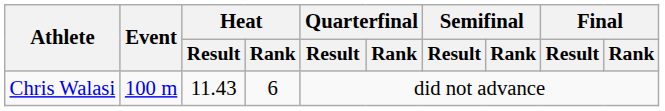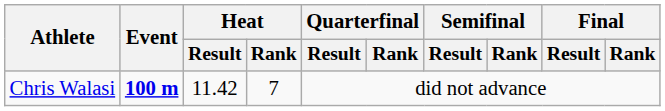(151, 88) normal -> (152, 88) bold
(214, 88) 11.43 -> (215, 88) 11.42
(273, 88) 6 -> (274, 88) 7
